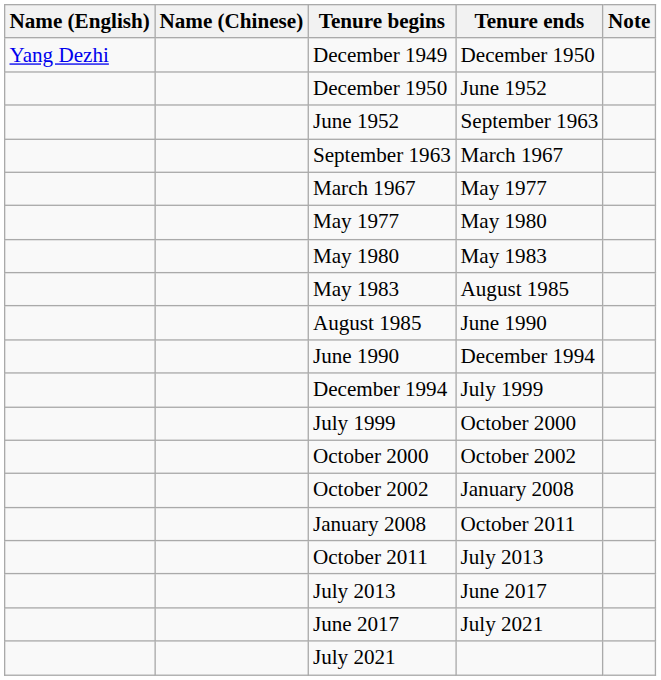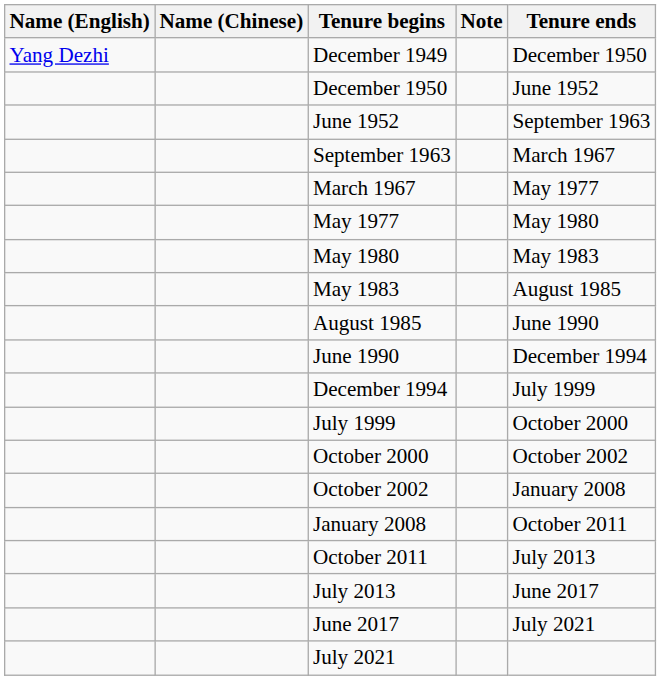columns swapped: (529, 21) <-> (629, 21)
